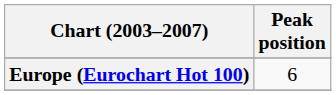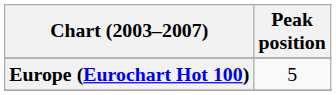(292, 74) 6 -> (292, 74) 5
